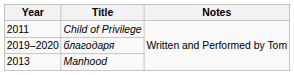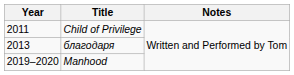(33, 45) 2019–2020 -> (18, 45) 2013
(18, 62) 2013 -> (33, 62) 2019–2020
